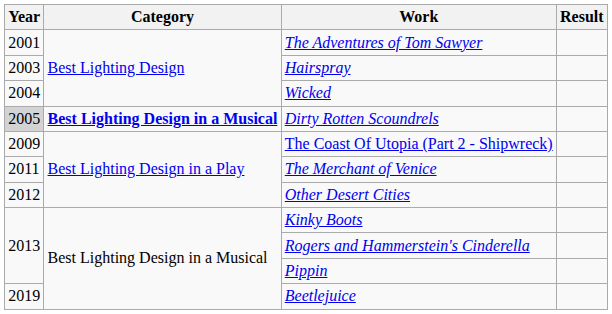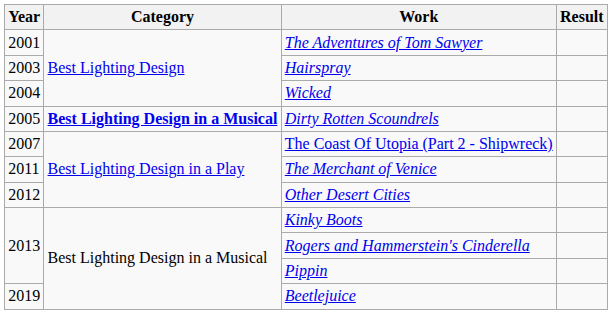(24, 118) lightgrey background -> (24, 118) no background
(24, 144) 2009 -> (24, 144) 2007
